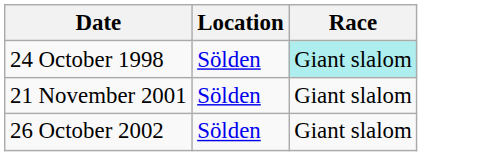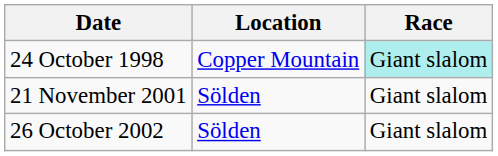(229, 58) Sölden -> (278, 58) Copper Mountain
